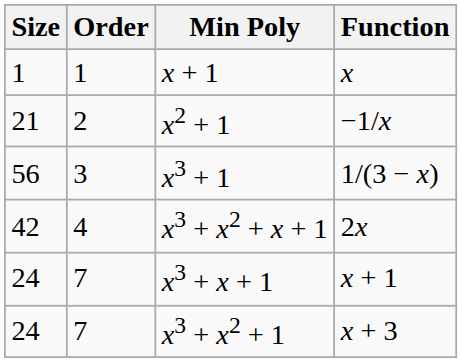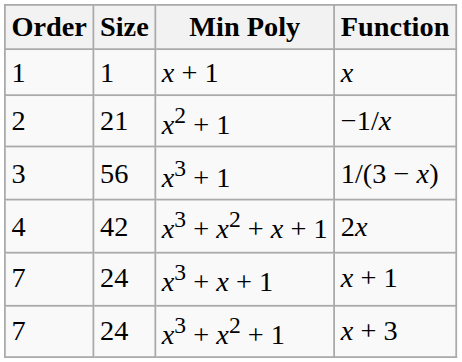columns swapped: (111, 26) <-> (36, 26)
